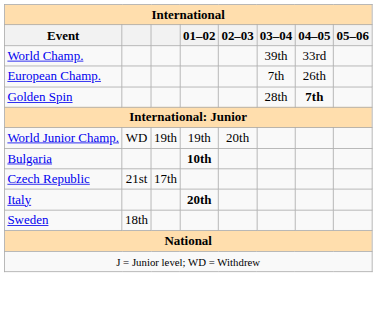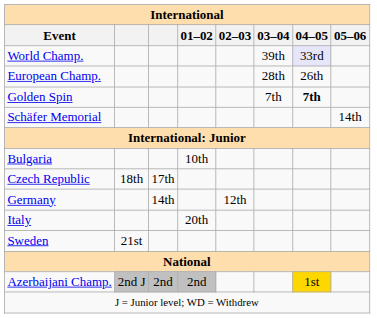(314, 55) no background -> (312, 55) lavender background
(276, 76) 7th -> (273, 76) 28th
(276, 96) 28th -> (273, 96) 7th
+ row: (54, 117)
- row: (63, 138)
(199, 158) bold -> (197, 158) normal
(137, 179) 21st -> (132, 179) 18th
+ row: (32, 199)
(199, 199) bold -> (197, 220) normal
(137, 220) 18th -> (132, 240) 21st
+ row: (60, 281)
